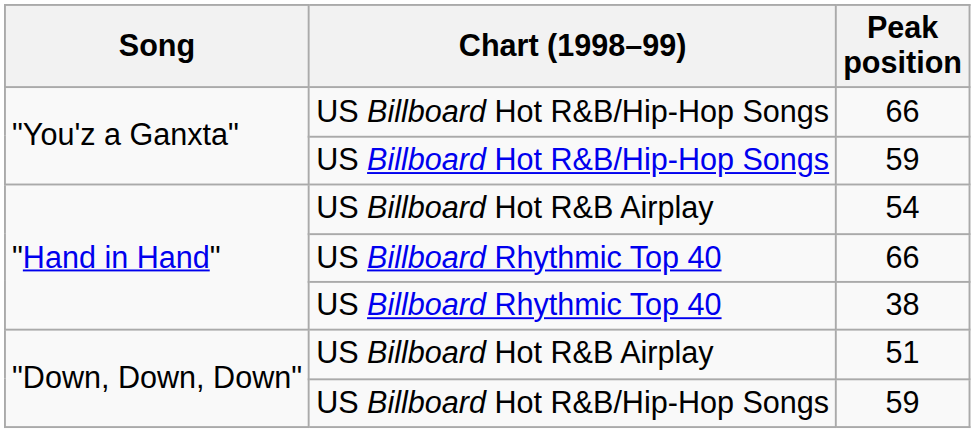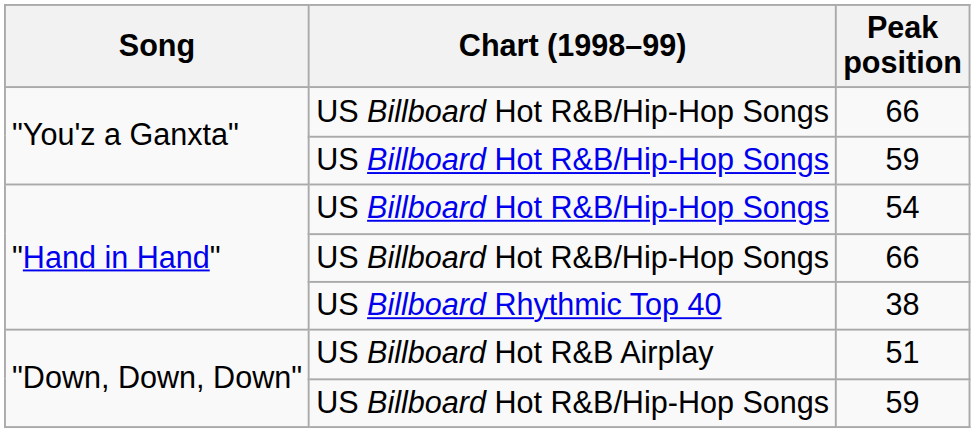(515, 208) US Billboard Hot R&B Airplay -> (573, 208) US Billboard Hot R&B/Hip-Hop Songs
(519, 256) US Billboard Rhythmic Top 40 -> (573, 256) US Billboard Hot R&B/Hip-Hop Songs
